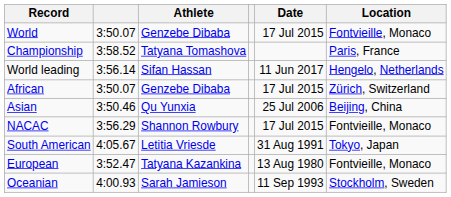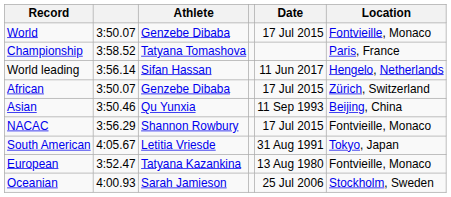(293, 107) 25 Jul 2006 -> (290, 107) 11 Sep 1993
(290, 182) 11 Sep 1993 -> (293, 182) 25 Jul 2006
